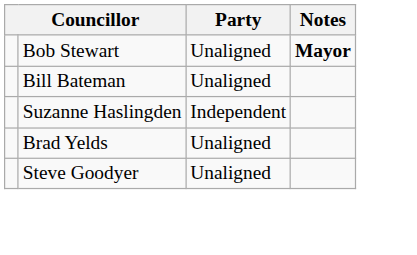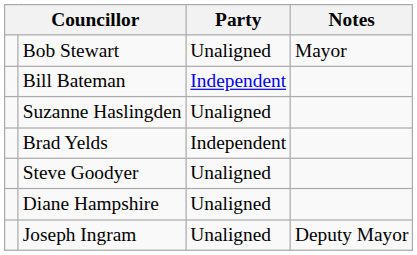(323, 50) bold -> (321, 50) normal
(231, 81) Unaligned -> (238, 81) Independent
(238, 111) Independent -> (231, 111) Unaligned
(231, 142) Unaligned -> (238, 142) Independent
+ row: (91, 204)
+ row: (80, 234)
